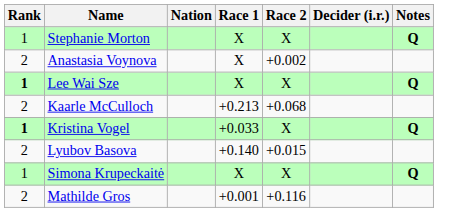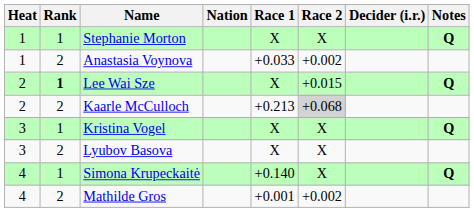+ column: (22, 15)
(239, 60) X -> (275, 60) +0.033
(286, 83) X -> (322, 83) +0.015
(286, 106) no background -> (322, 106) lightgrey background
(24, 128) bold -> (60, 128) normal
(239, 128) +0.033 -> (275, 128) X
(239, 151) +0.140 -> (275, 151) X
(286, 151) +0.015 -> (322, 151) X
(239, 173) X -> (275, 173) +0.140
(286, 196) +0.116 -> (322, 196) +0.002
